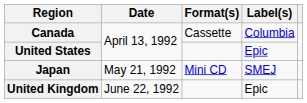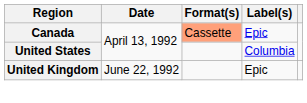(208, 32) no background -> (208, 32) lightsalmon background
(270, 32) Columbia -> (256, 32) Epic
(256, 51) Epic -> (270, 51) Columbia
- row: (53, 70)
